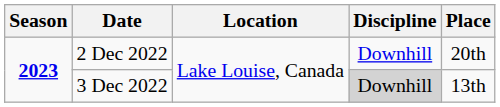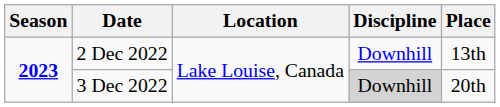(468, 53) 20th -> (468, 53) 13th
(468, 86) 13th -> (468, 86) 20th
